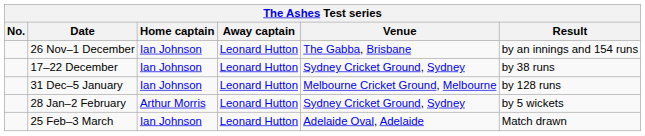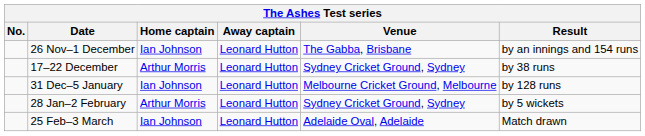(171, 67) Ian Johnson -> (173, 67) Arthur Morris
